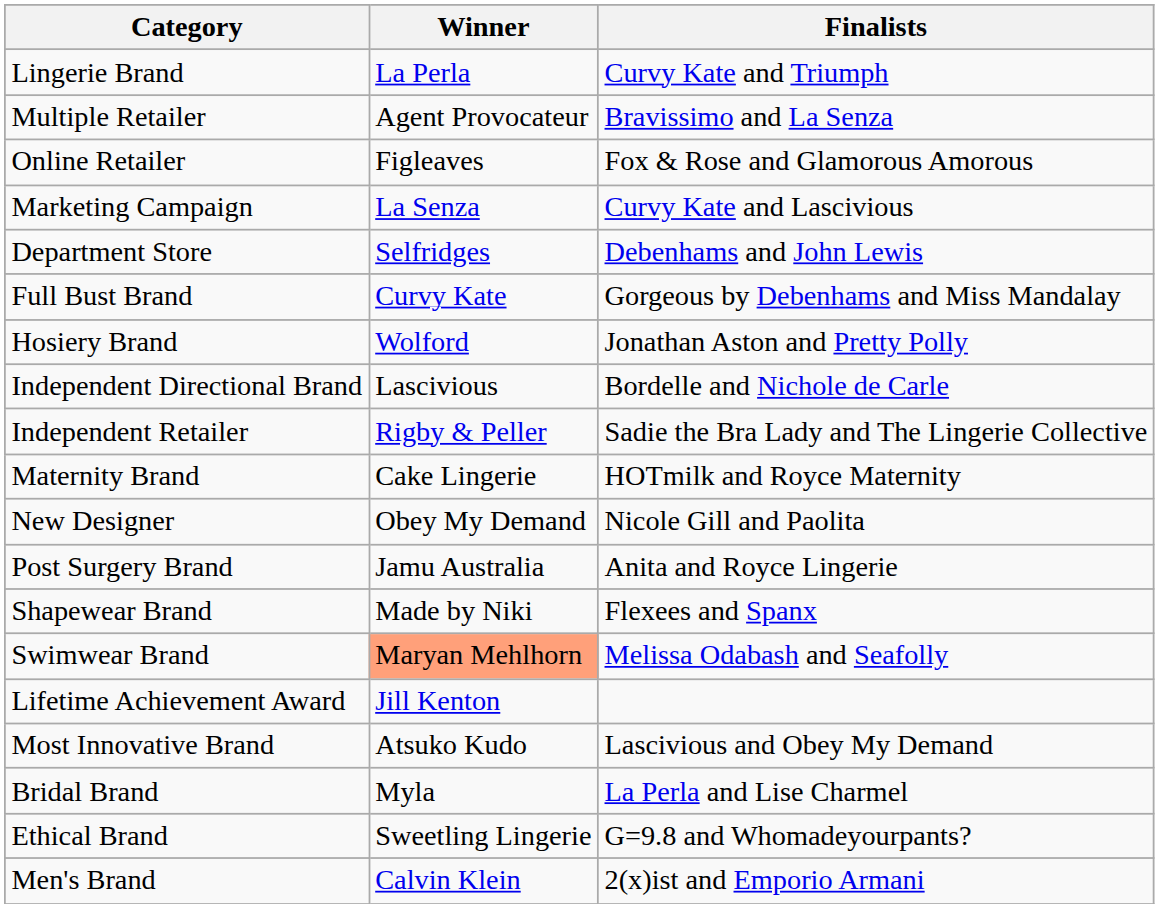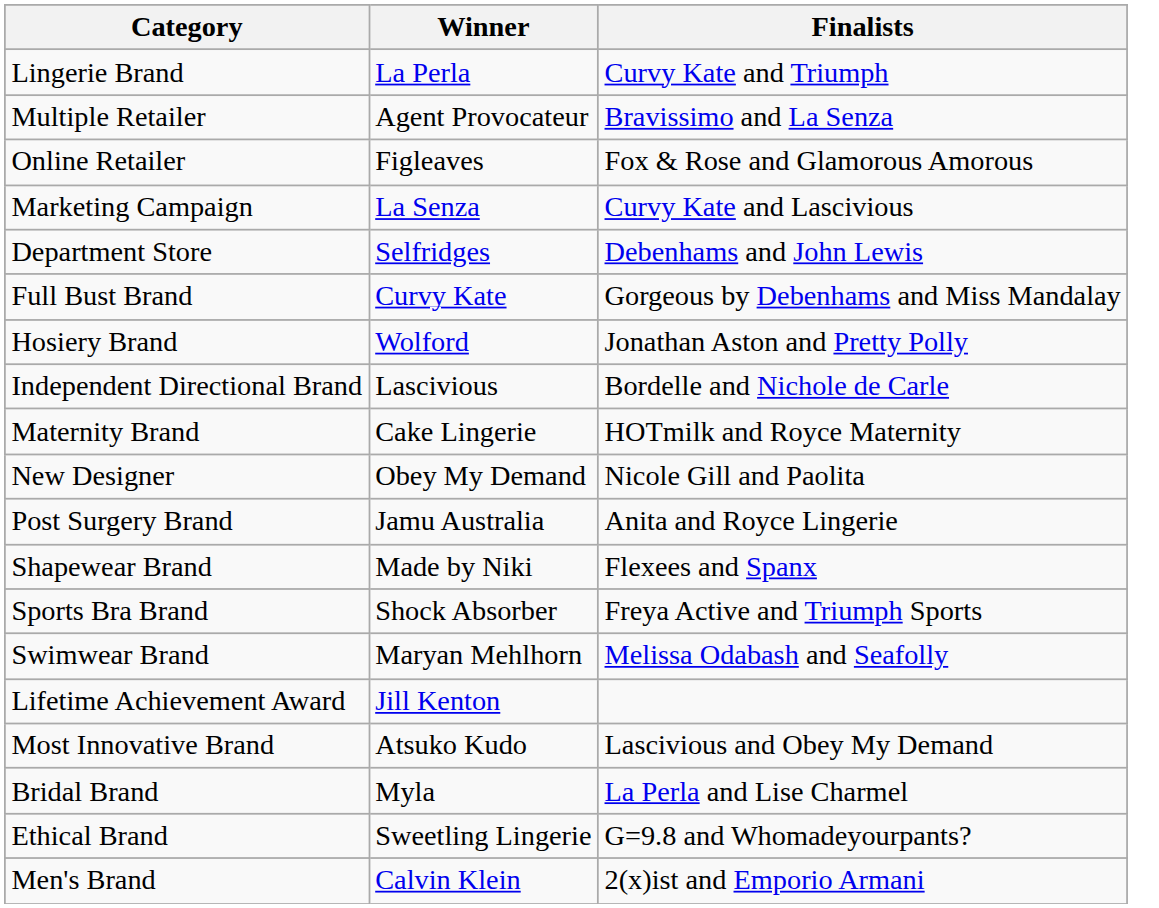- row: (130, 431)
+ row: (110, 610)
(479, 655) lightsalmon background -> (479, 655) no background
